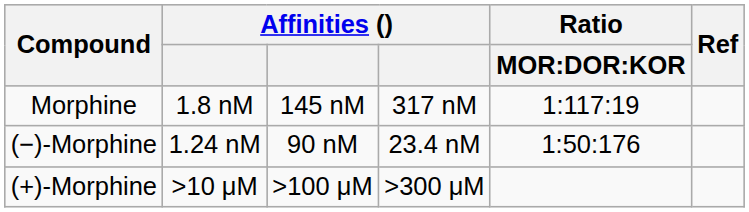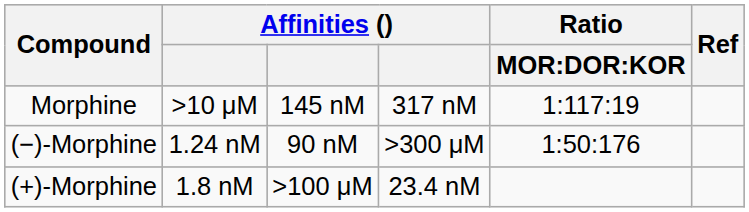(215, 105) 1.8 nM -> (215, 105) >10 μM
(434, 145) 23.4 nM -> (434, 145) >300 μM
(215, 186) >10 μM -> (215, 186) 1.8 nM
(434, 186) >300 μM -> (434, 186) 23.4 nM
